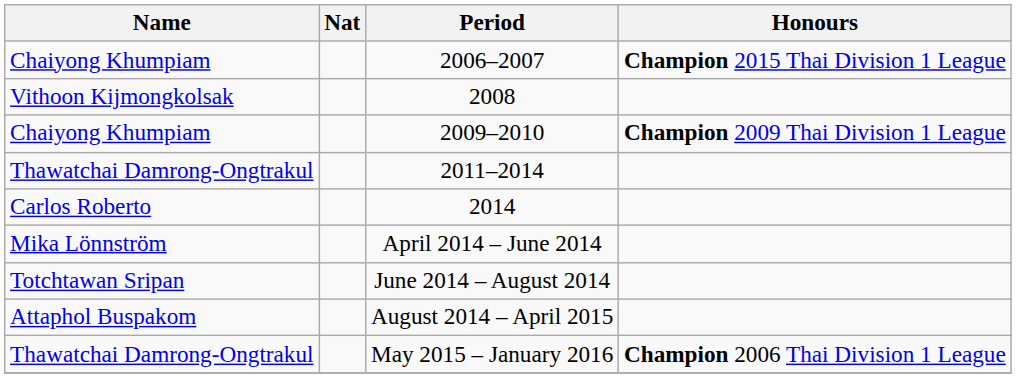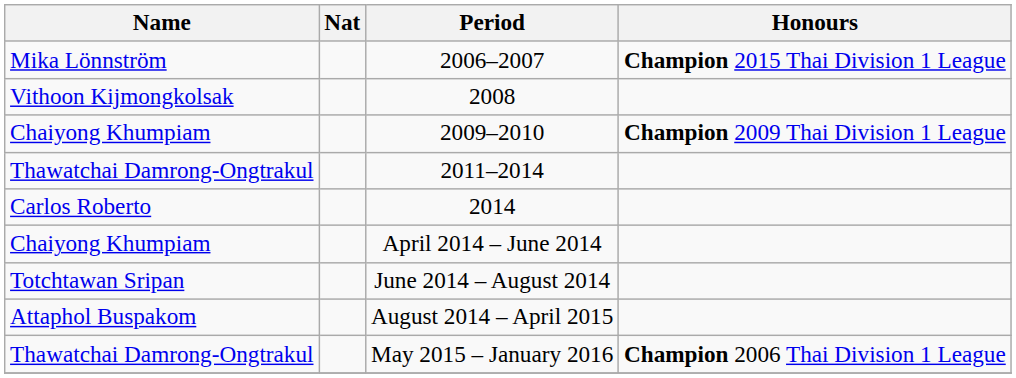(110, 59) Chaiyong Khumpiam -> (88, 59) Mika Lönnström
(88, 243) Mika Lönnström -> (110, 243) Chaiyong Khumpiam
